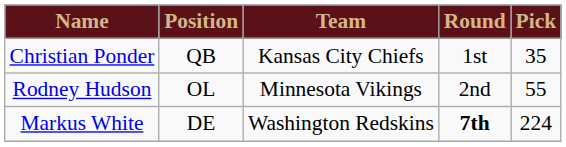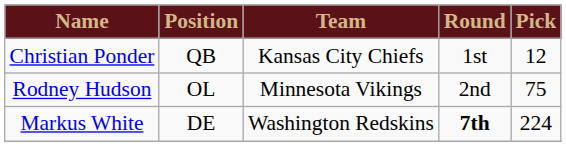(536, 55) 35 -> (536, 55) 12
(536, 89) 55 -> (536, 89) 75
